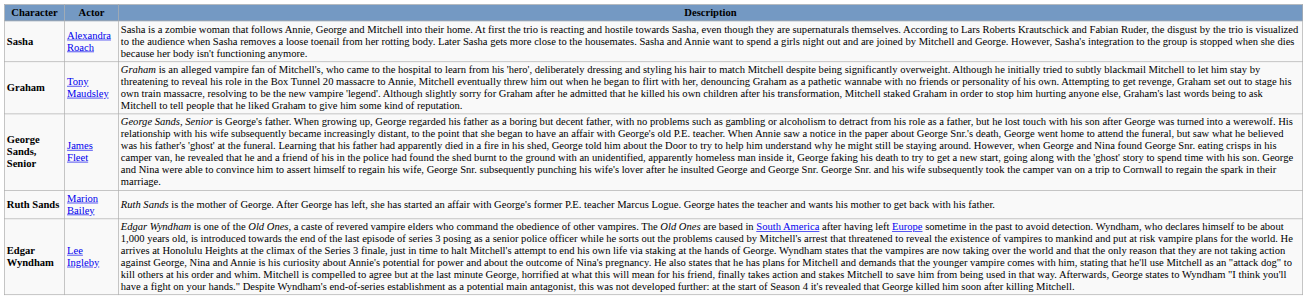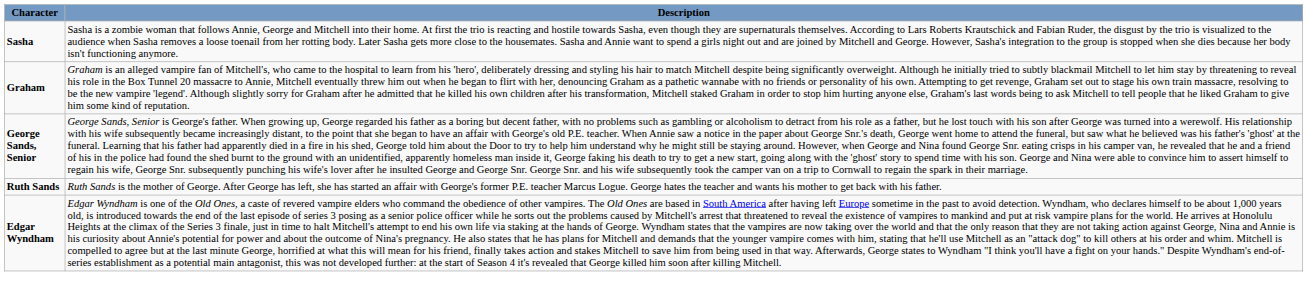- column: (91, 12)
